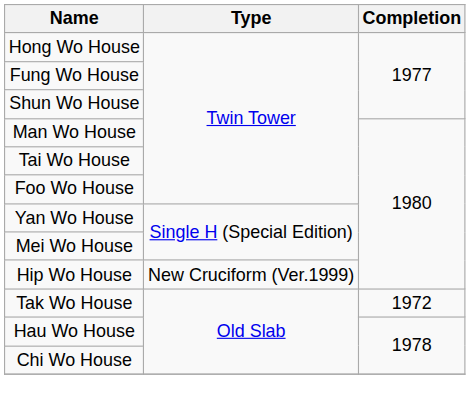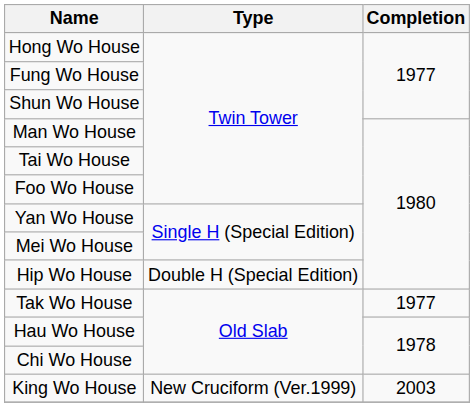(251, 274) New Cruciform (Ver.1999) -> (253, 274) Double H (Special Edition)
(412, 302) 1972 -> (416, 302) 1977
+ row: (74, 388)
